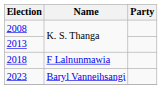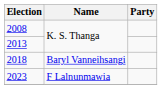(78, 60) F Lalnunmawia -> (86, 60) Baryl Vanneihsangi
(86, 76) Baryl Vanneihsangi -> (78, 76) F Lalnunmawia
